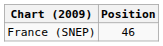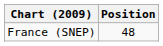(128, 32) 46 -> (128, 32) 48
